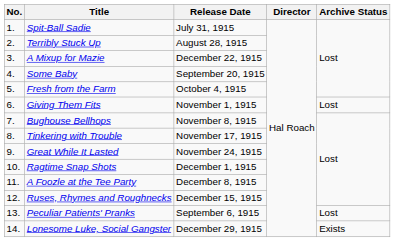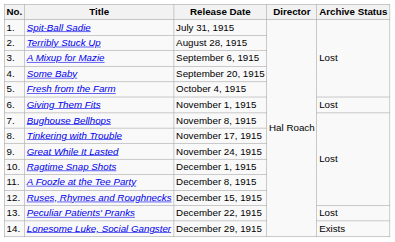(219, 58) December 22, 1915 -> (218, 58) September 6, 1915
(218, 213) September 6, 1915 -> (219, 213) December 22, 1915
